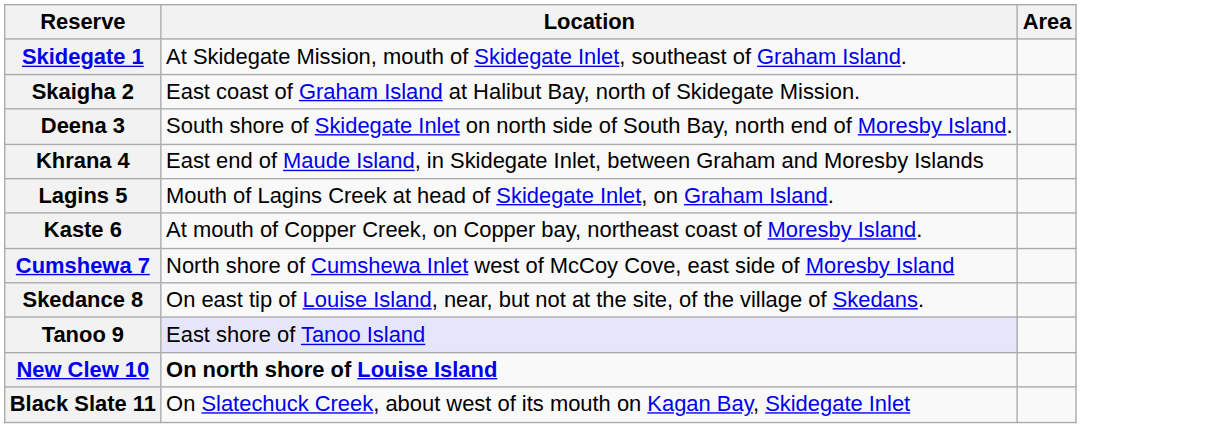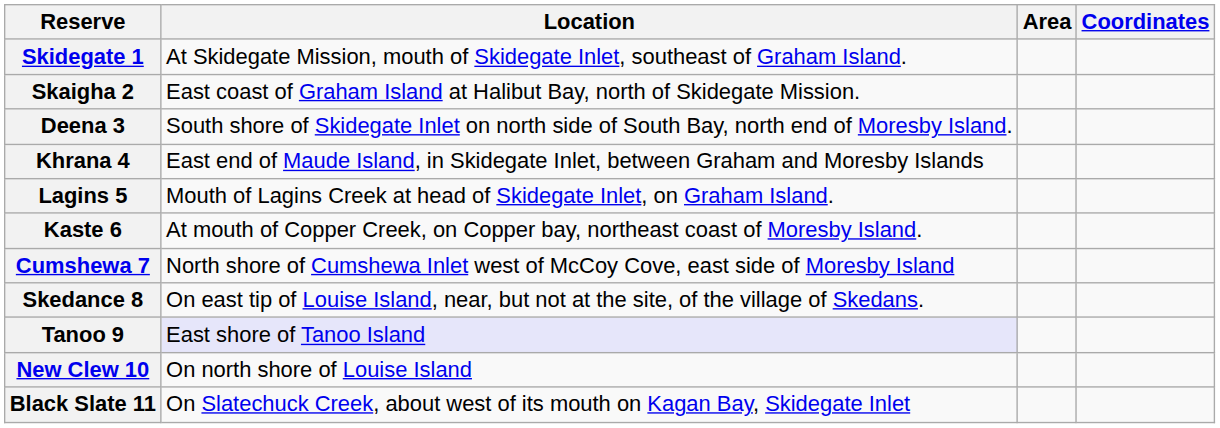+ column: (1145, 21)
(332, 369) bold -> (319, 369) normal
